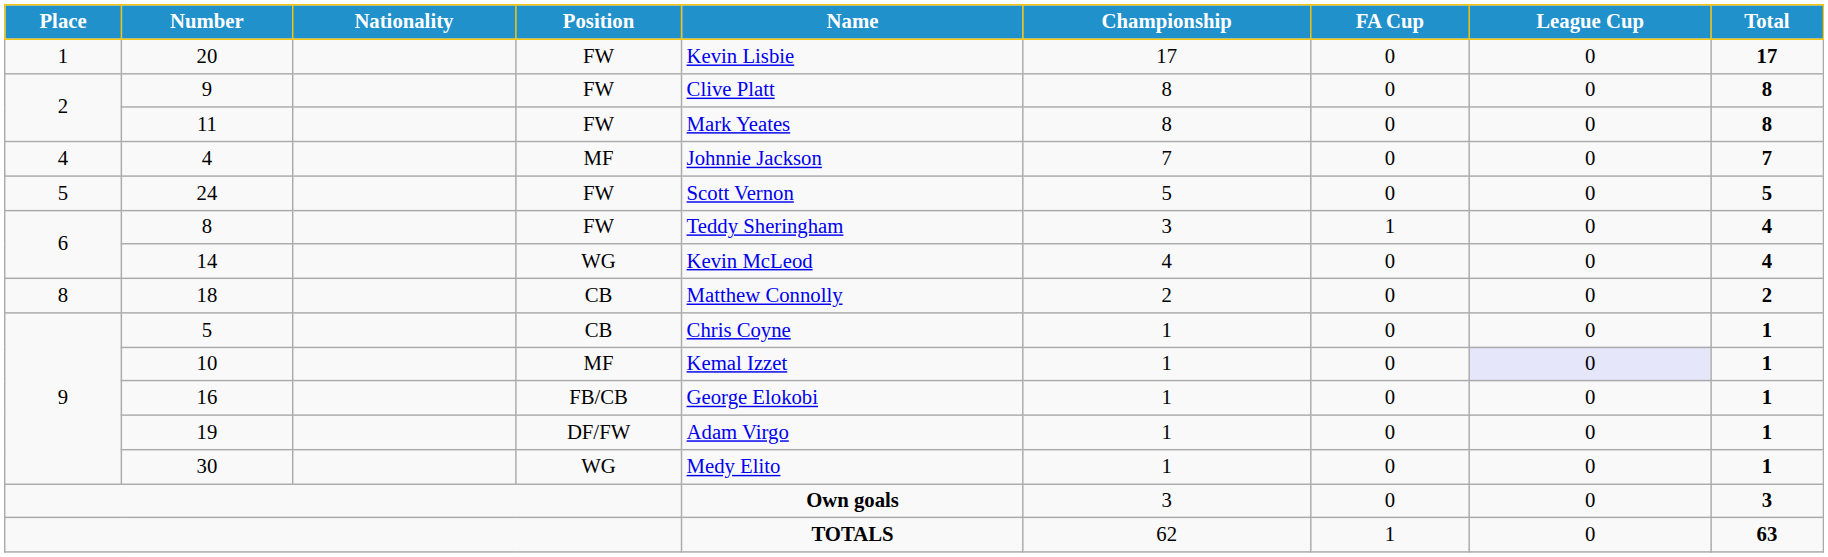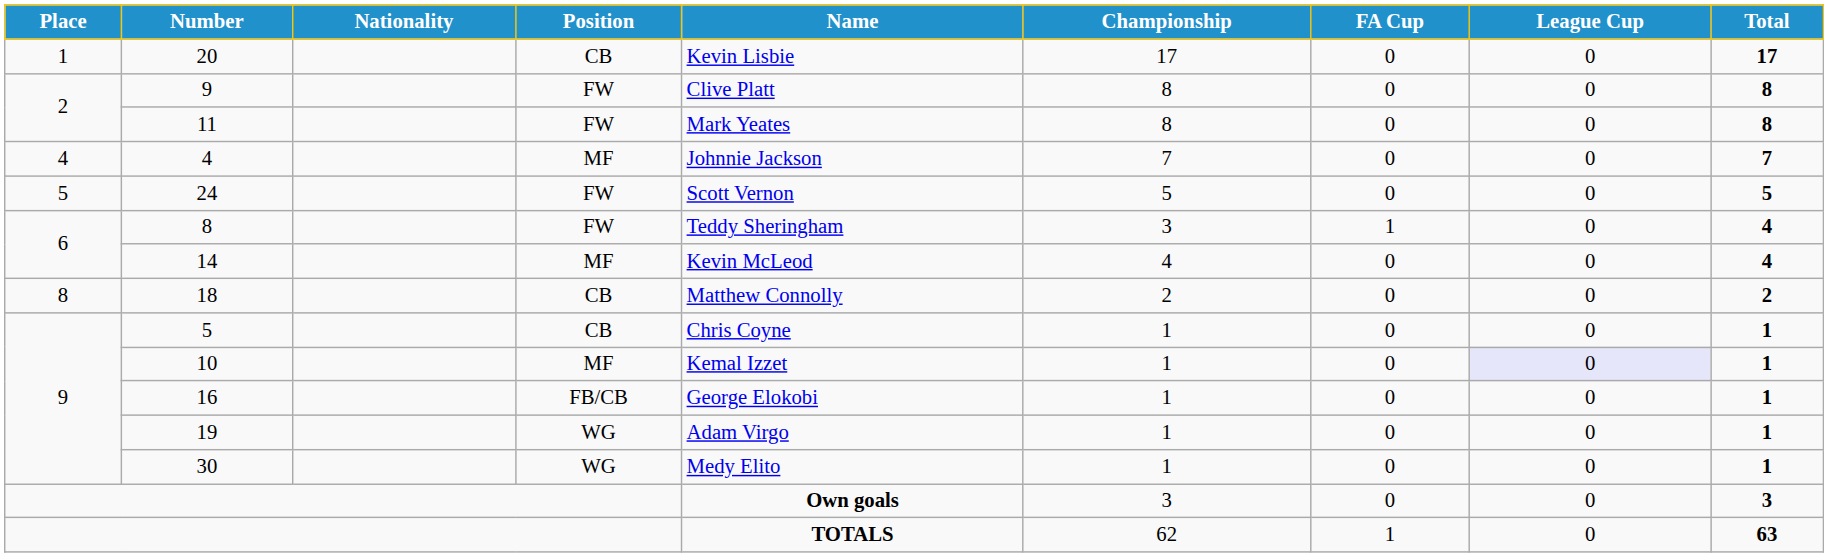(599, 56) FW -> (599, 56) CB
(599, 261) WG -> (599, 261) MF
(599, 432) DF/FW -> (599, 432) WG
